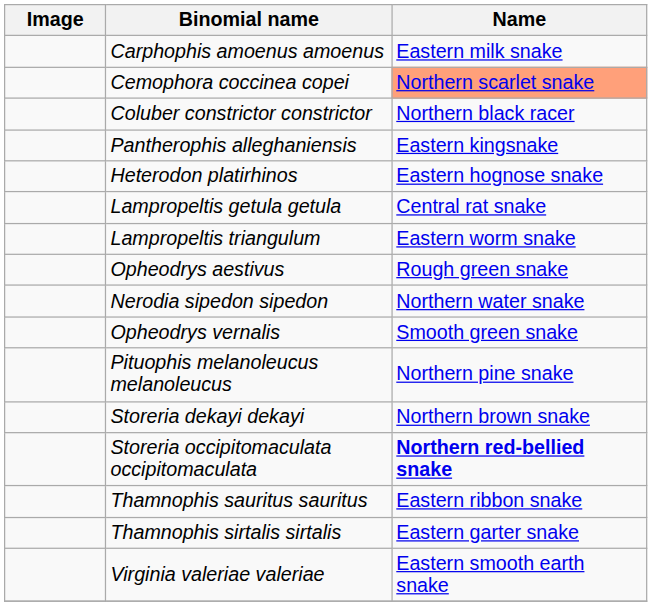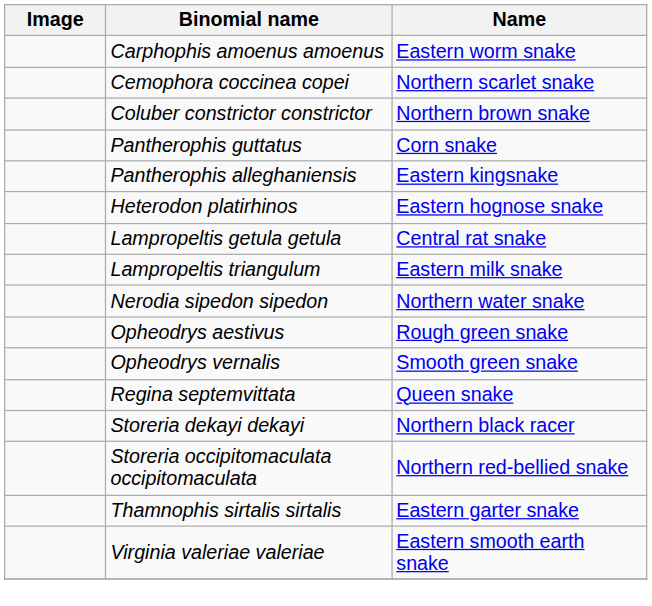(479, 51) Eastern milk snake -> (486, 51) Eastern worm snake
(495, 82) lightsalmon background -> (495, 82) no background
(485, 113) Northern black racer -> (493, 113) Northern brown snake
+ row: (206, 144)
(486, 238) Eastern worm snake -> (479, 269) Eastern milk snake
rows swapped: (219, 301) <-> (197, 269)
+ row: (203, 394)
- row: (214, 374)
(493, 416) Northern brown snake -> (485, 425) Northern black racer
(490, 459) bold -> (512, 468) normal
- row: (239, 501)
